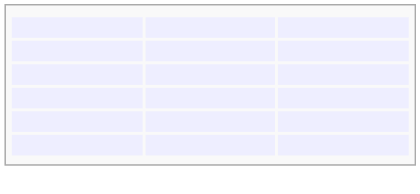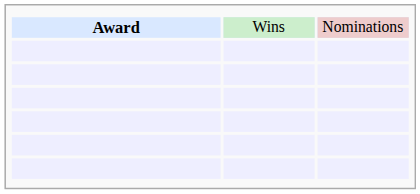+ row: (116, 28)
